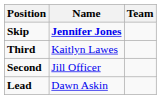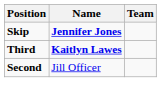(85, 49) normal -> (87, 49) bold
- row: (19, 85)
